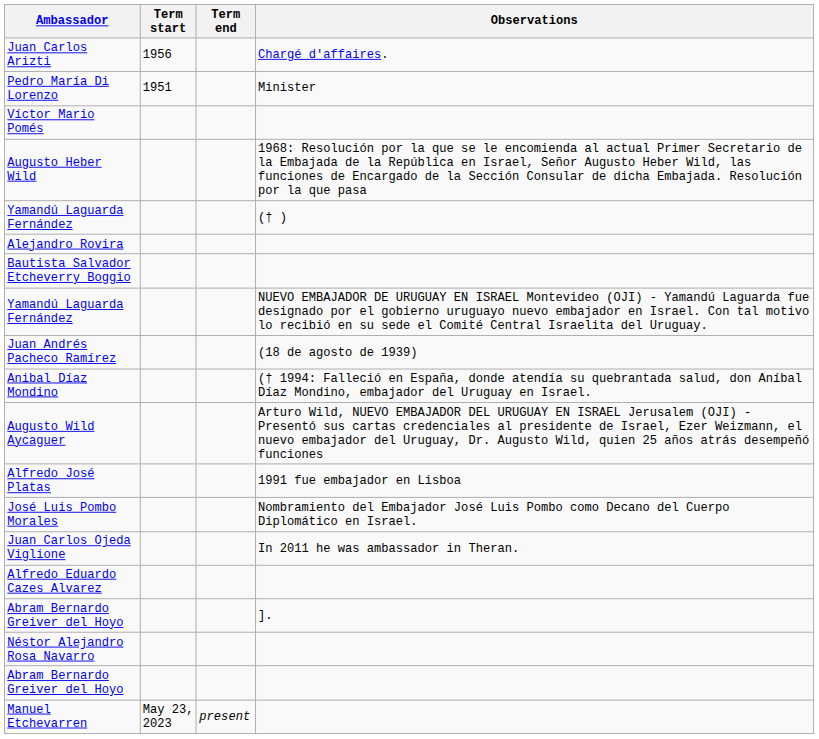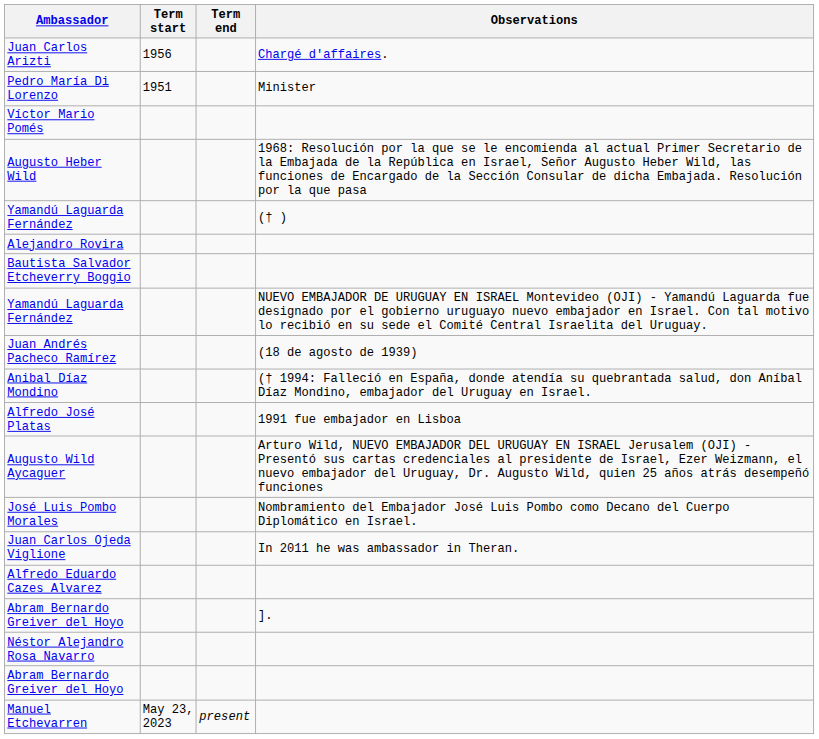rows swapped: (51, 433) <-> (51, 481)
